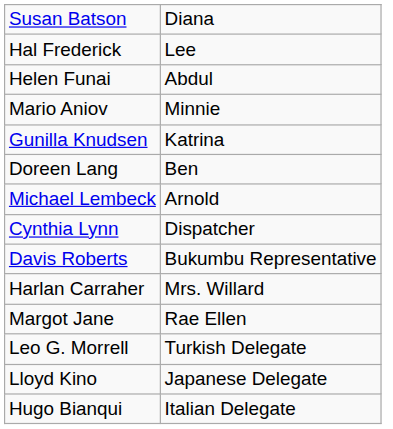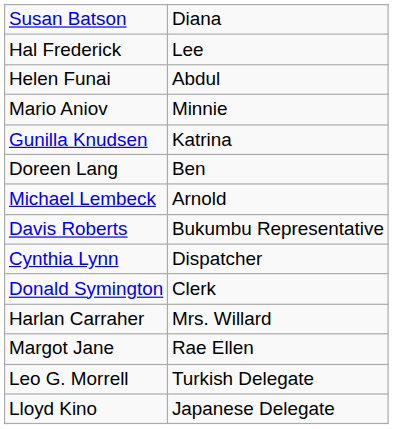rows swapped: (68, 259) <-> (64, 229)
+ row: (86, 288)
- row: (66, 408)
